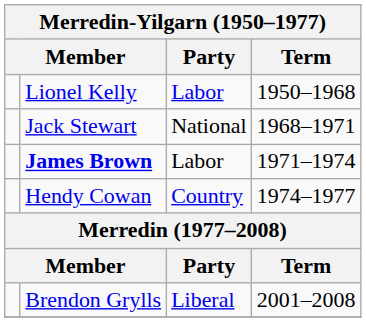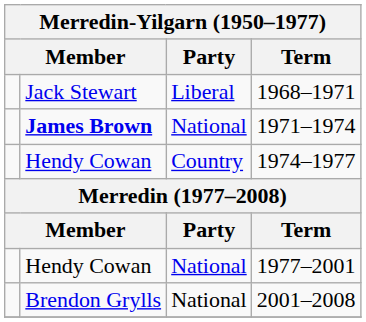- row: (306, 91)
(209, 126) National -> (203, 91) Liberal
(197, 160) Labor -> (209, 126) National
+ row: (306, 265)
(203, 299) Liberal -> (209, 299) National
